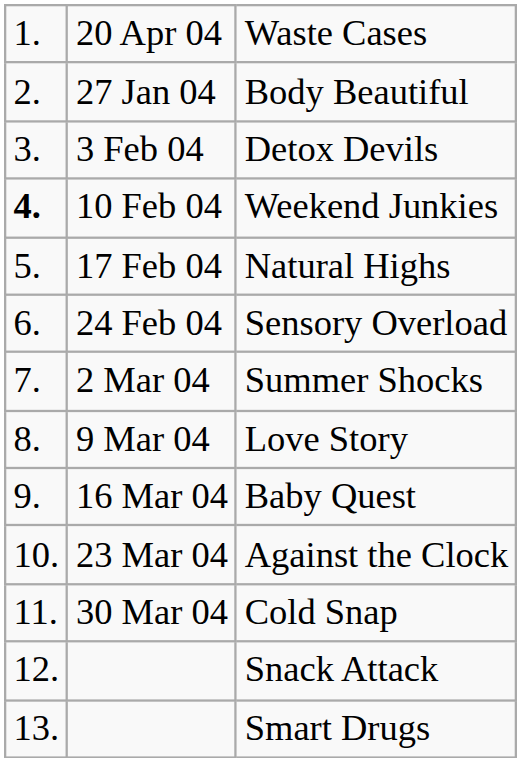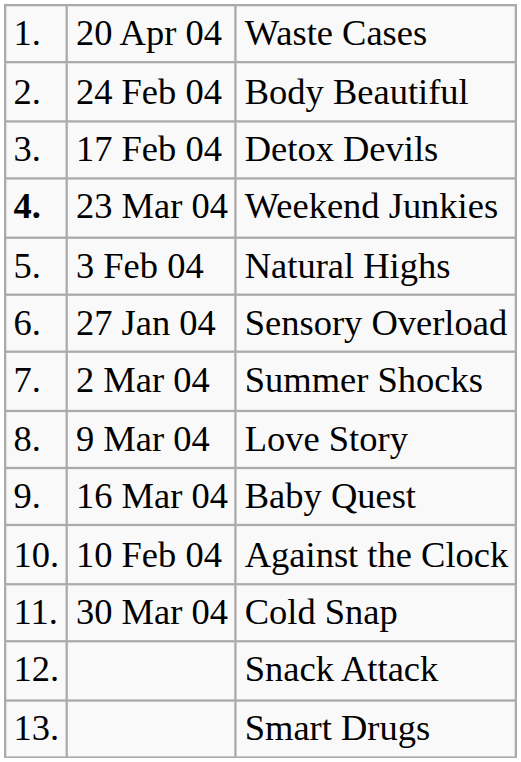(146, 91) 27 Jan 04 -> (149, 91) 24 Feb 04
(140, 149) 3 Feb 04 -> (149, 149) 17 Feb 04
(149, 206) 10 Feb 04 -> (152, 206) 23 Mar 04
(149, 264) 17 Feb 04 -> (140, 264) 3 Feb 04
(149, 322) 24 Feb 04 -> (146, 322) 27 Jan 04
(152, 554) 23 Mar 04 -> (149, 554) 10 Feb 04
